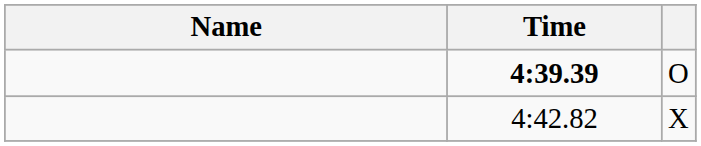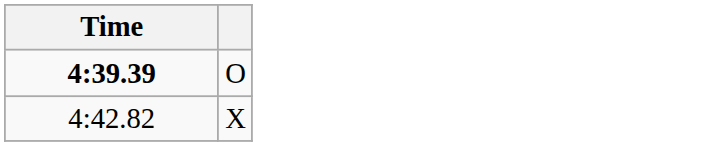- column: (226, 27)
